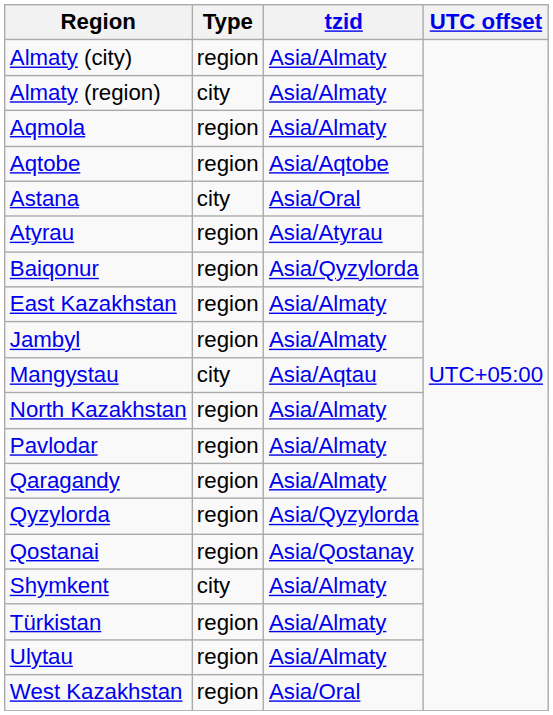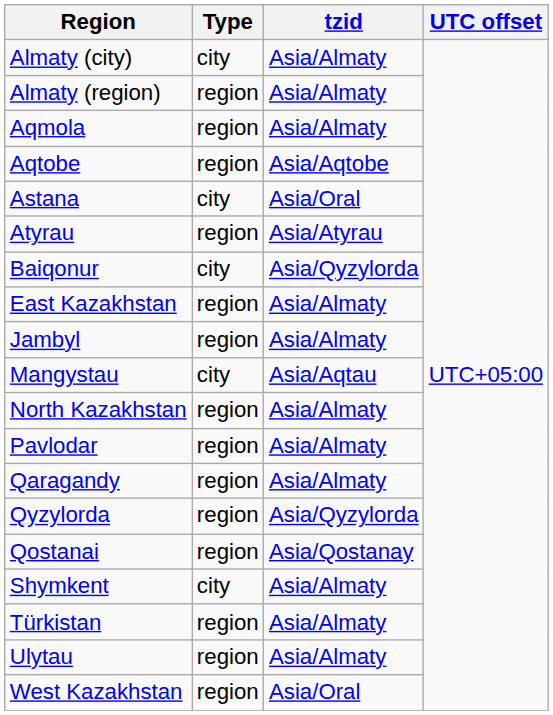(228, 57) region -> (214, 57) city
(214, 92) city -> (228, 92) region
(228, 269) region -> (214, 269) city
